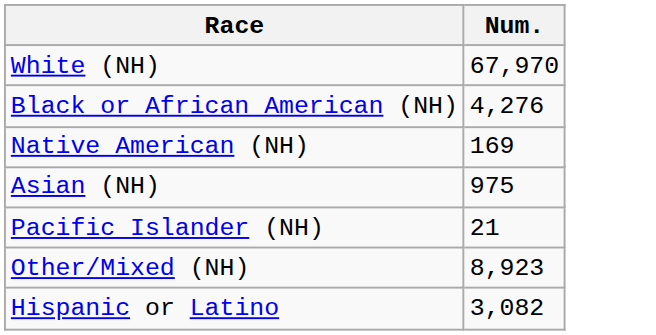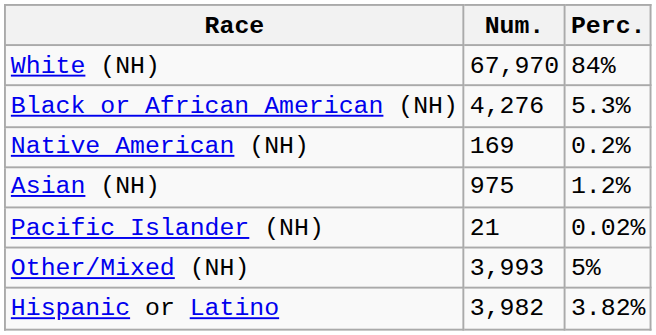+ column: (608, 25)
(507, 268) 8,923 -> (507, 268) 3,993
(507, 308) 3,082 -> (507, 308) 3,982
